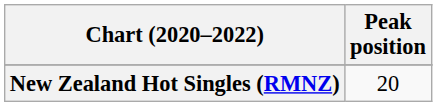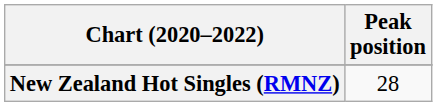(388, 82) 20 -> (388, 82) 28
